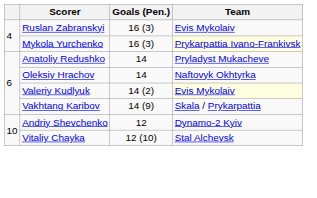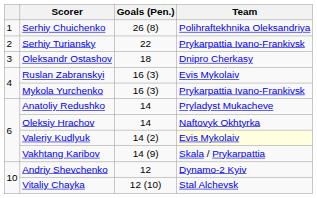+ row: (64, 28)
+ row: (59, 43)
+ row: (67, 59)
(238, 43) lightyellow background -> (242, 91) no background
